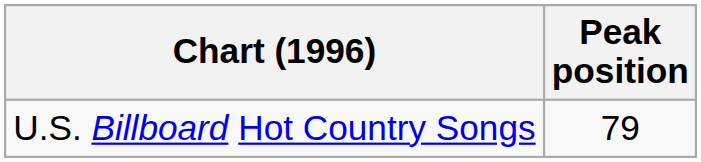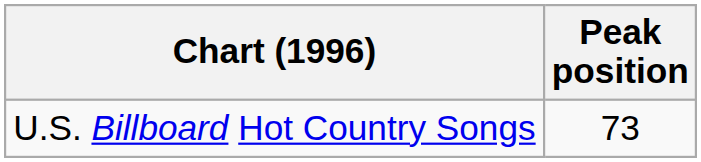(620, 127) 79 -> (620, 127) 73
